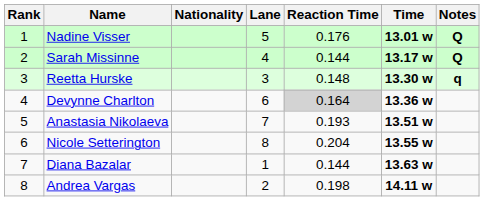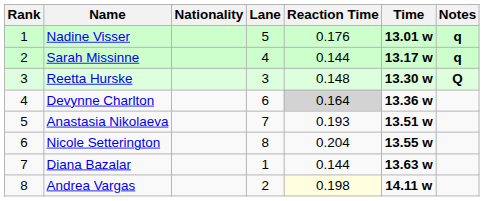(458, 36) Q -> (458, 36) q
(458, 57) Q -> (458, 57) q
(458, 79) q -> (458, 79) Q
(333, 185) no background -> (333, 185) lightyellow background
